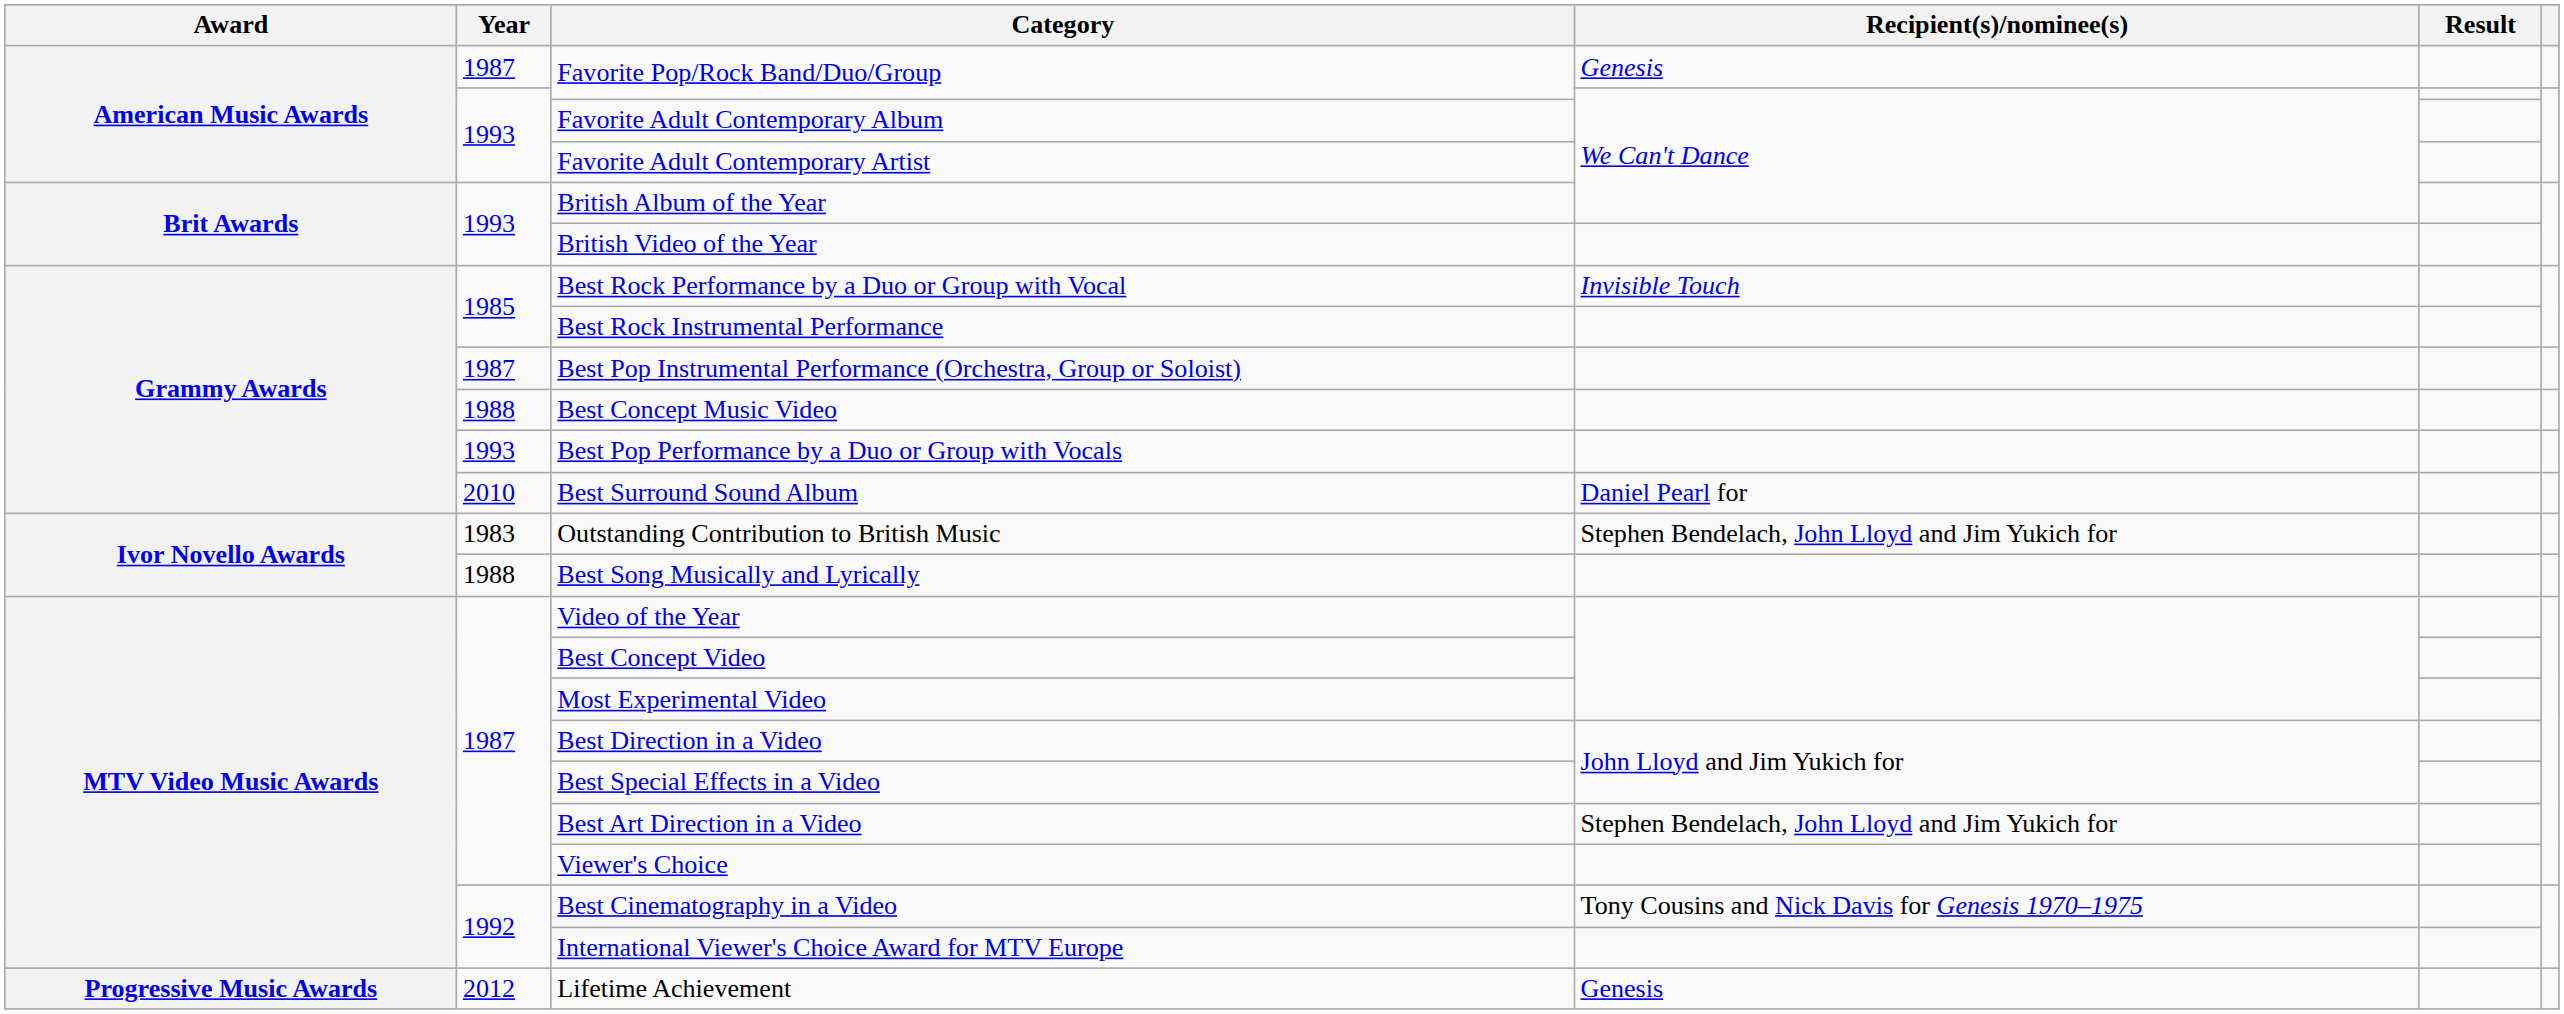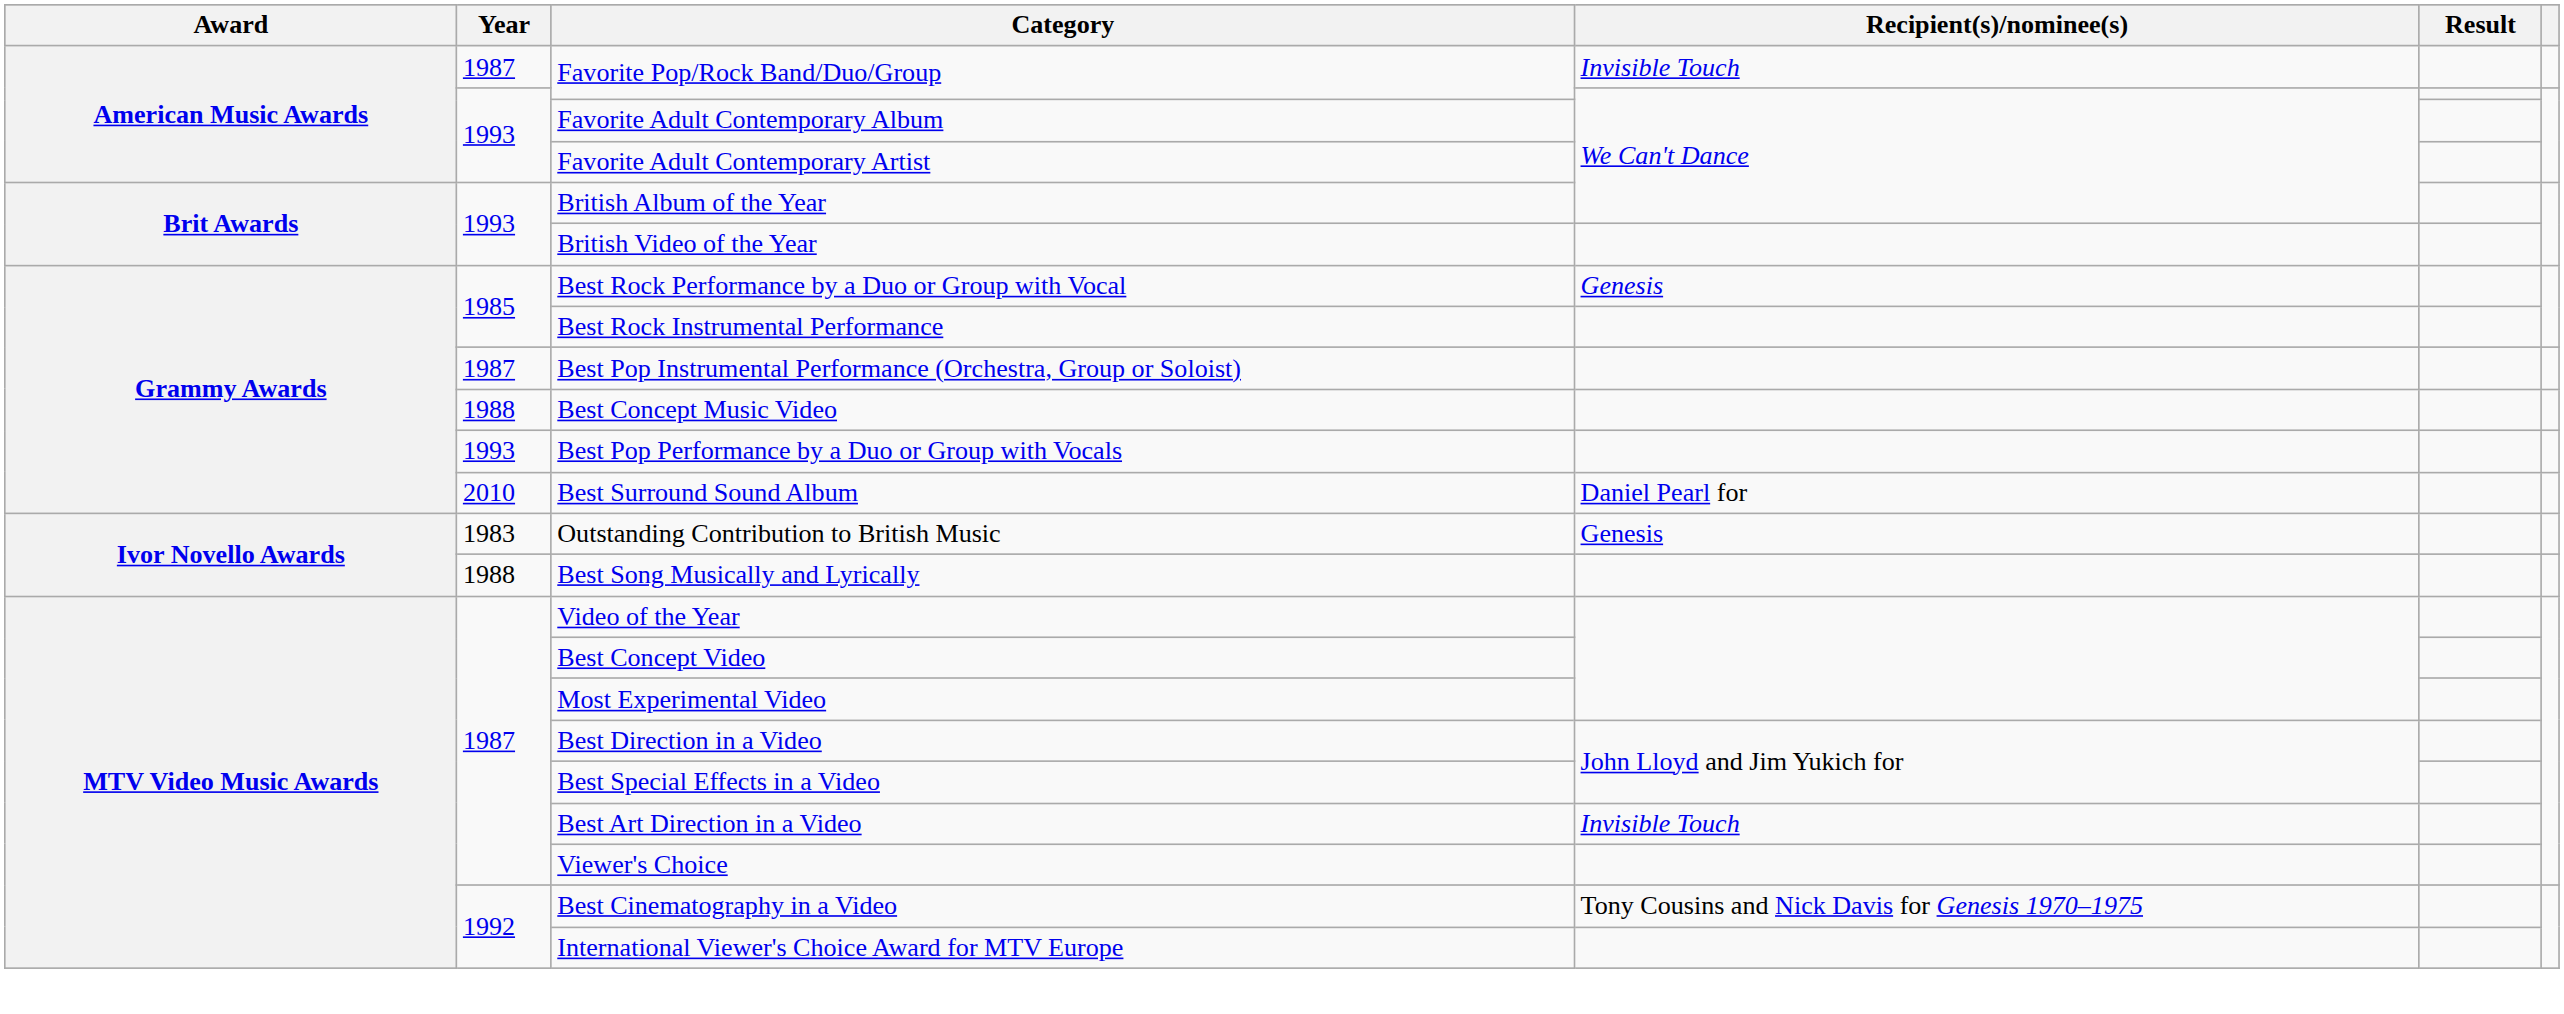(1622, 66) Genesis -> (1660, 66) Invisible Touch
(1660, 285) Invisible Touch -> (1622, 285) Genesis
(1849, 533) Stephen Bendelach, John Lloyd and Jim Yukich for -> (1622, 533) Genesis
(1849, 823) Stephen Bendelach, John Lloyd and Jim Yukich for -> (1660, 823) Invisible Touch
- row: (489, 988)
